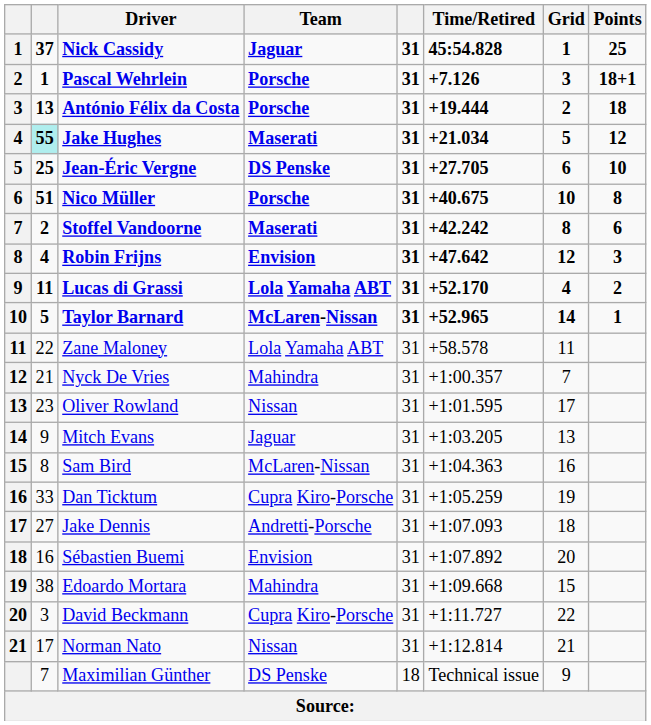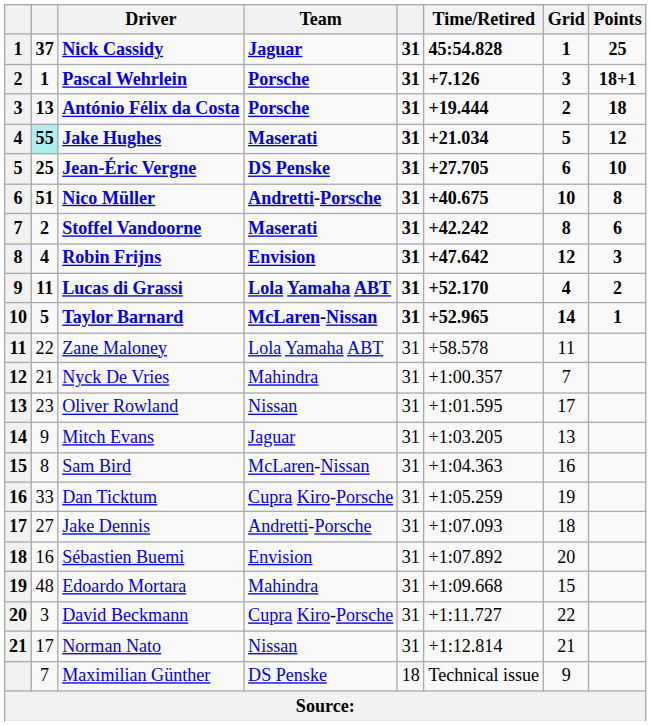(279, 198) Porsche -> (315, 198) Andretti-Porsche
(45, 586) 38 -> (45, 586) 48
